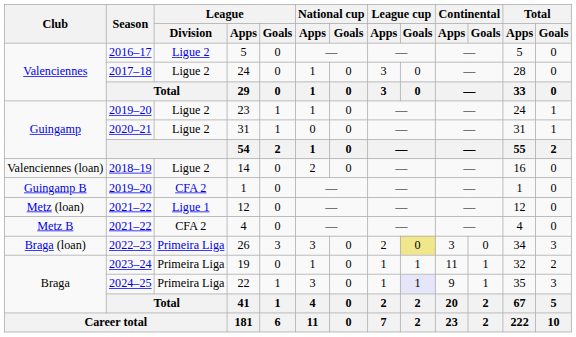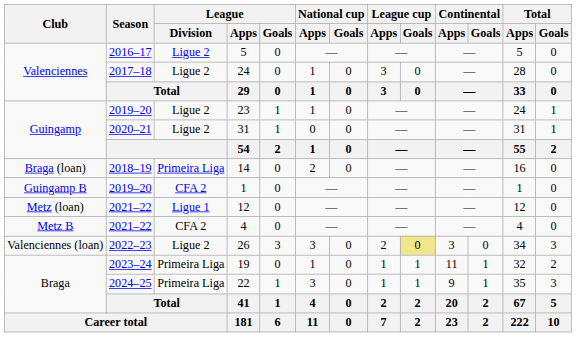(55, 168) Valenciennes (loan) -> (55, 168) Braga (loan)
(191, 168) Ligue 2 -> (191, 168) Primeira Liga
(55, 245) Braga (loan) -> (55, 245) Valenciennes (loan)
(191, 245) Primeira Liga -> (191, 245) Ligue 2
(418, 284) lavender background -> (418, 284) no background
